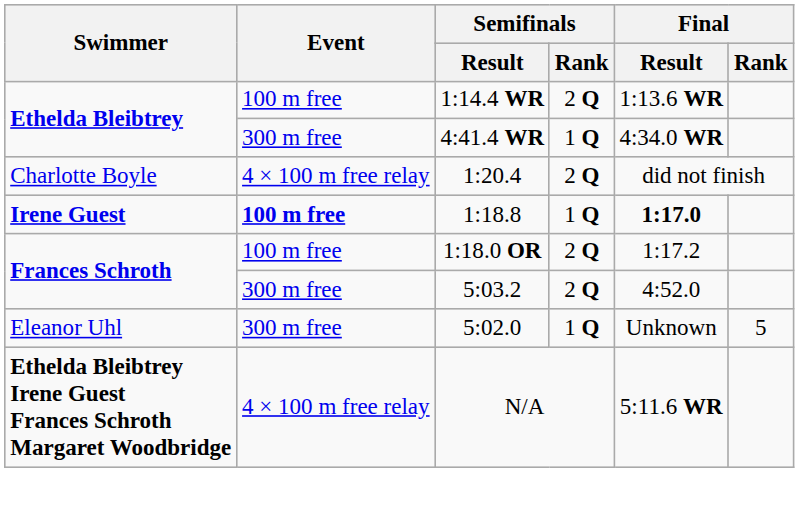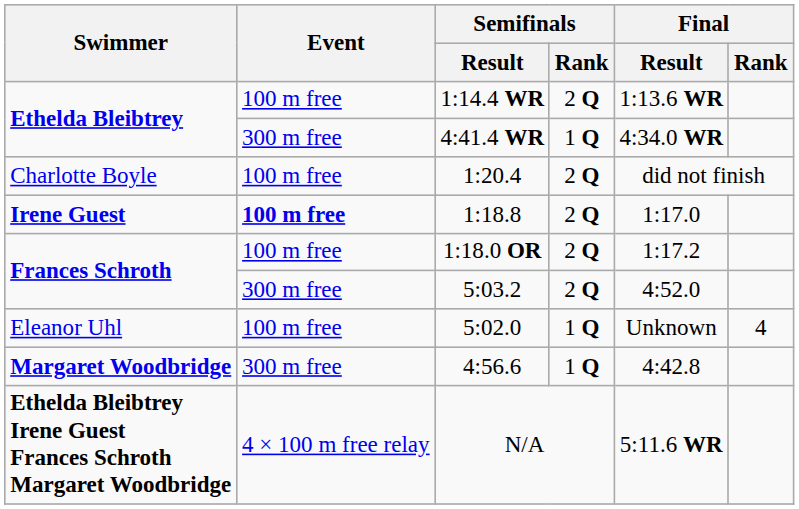(336, 175) 4 × 100 m free relay -> (292, 175) 100 m free
(582, 213) 1 Q -> (582, 213) 2 Q
(671, 213) bold -> (671, 213) normal
(292, 327) 300 m free -> (292, 327) 100 m free
(761, 327) 5 -> (761, 327) 4
+ row: (492, 365)
